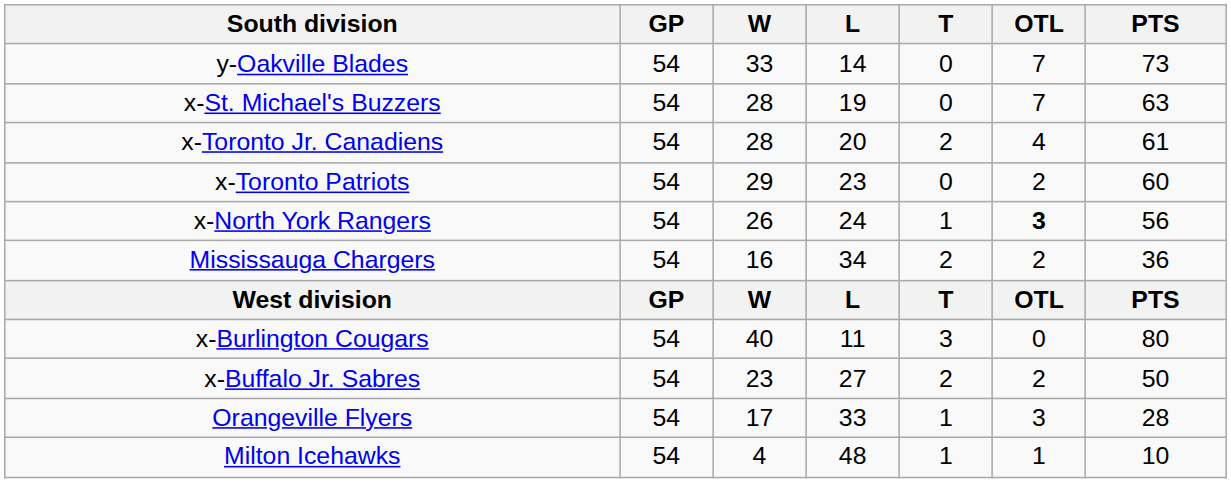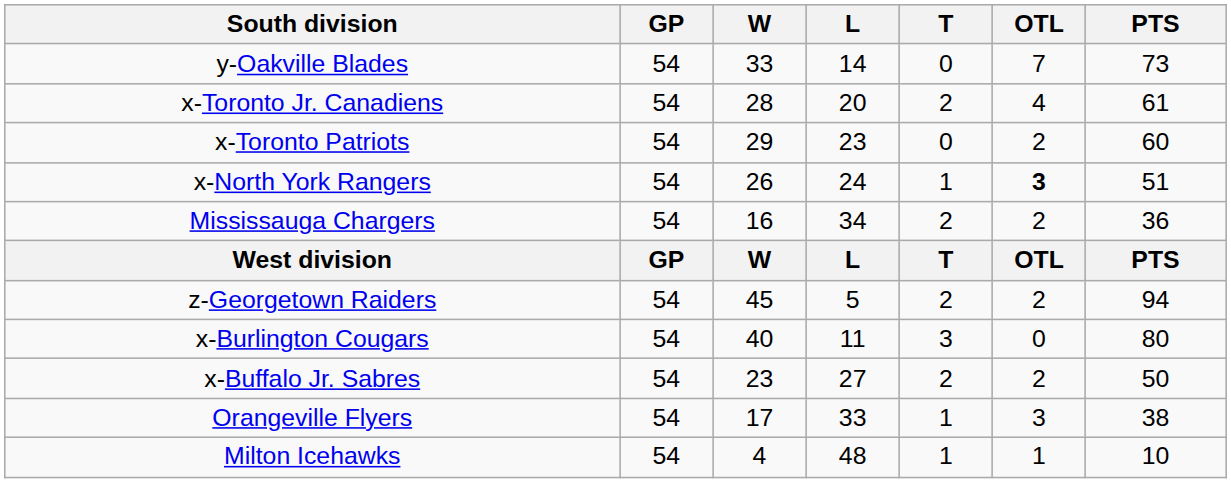- row: (312, 102)
(1155, 220) 56 -> (1155, 181) 51
+ row: (312, 299)
(1155, 417) 28 -> (1155, 417) 38
